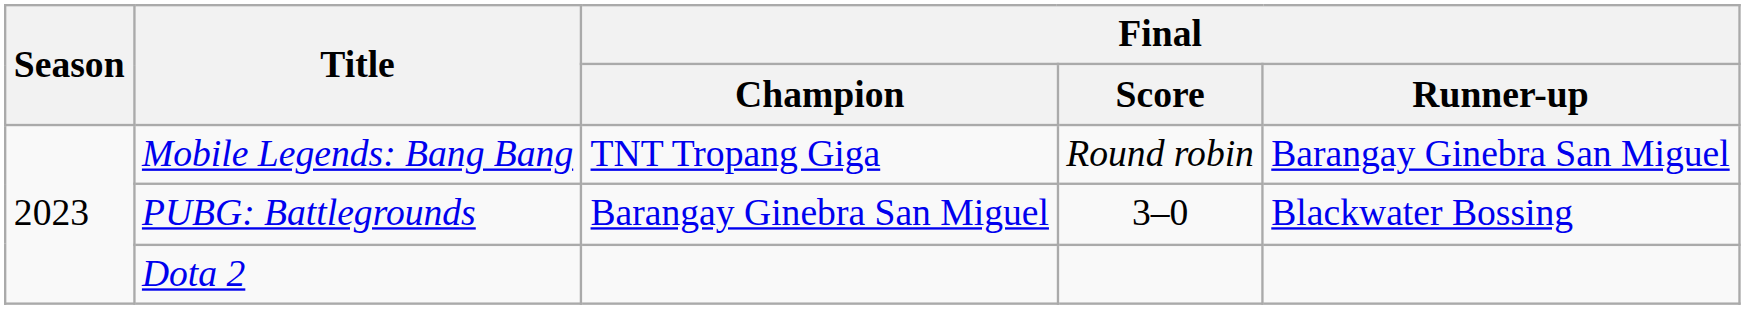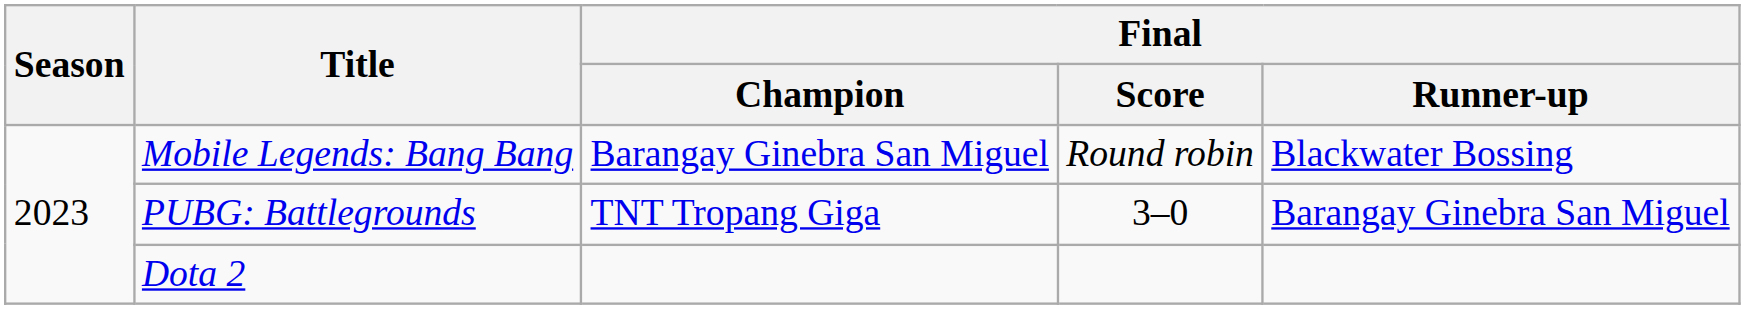(735, 153) TNT Tropang Giga -> (820, 153) Barangay Ginebra San Miguel
(1500, 153) Barangay Ginebra San Miguel -> (1422, 153) Blackwater Bossing
(820, 213) Barangay Ginebra San Miguel -> (735, 213) TNT Tropang Giga
(1422, 213) Blackwater Bossing -> (1500, 213) Barangay Ginebra San Miguel
